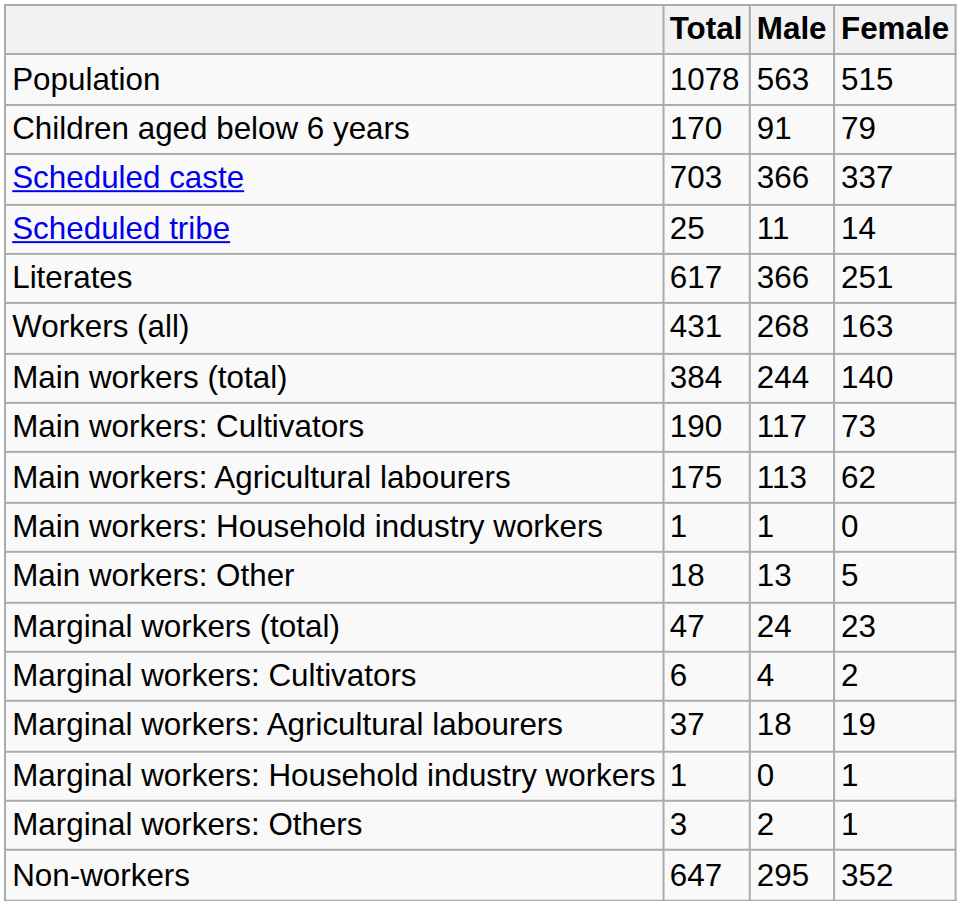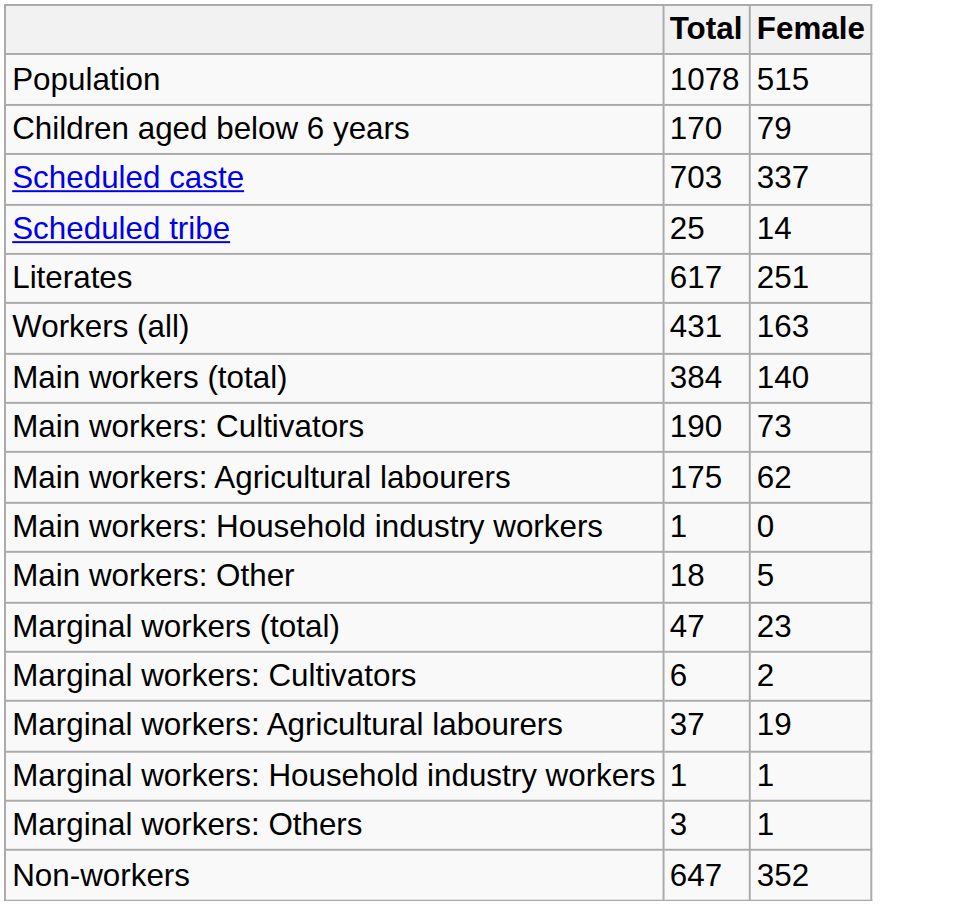- column: (792, 29)
